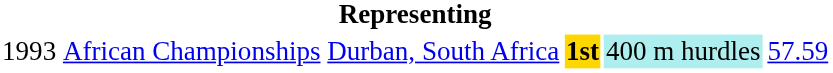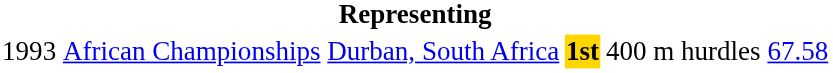(683, 51) paleturquoise background -> (683, 51) no background
(798, 51) 57.59 -> (798, 51) 67.58
